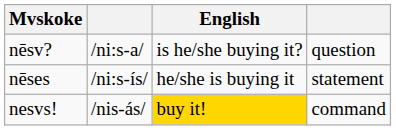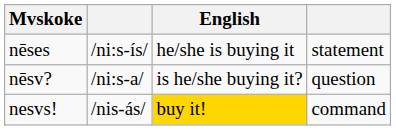rows swapped: (29, 79) <-> (30, 49)
